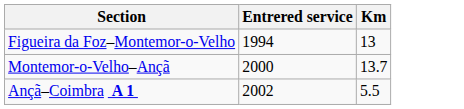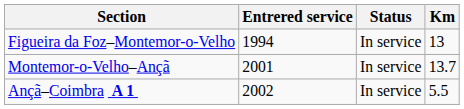+ column: (391, 16)
(258, 66) 2000 -> (258, 66) 2001
